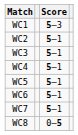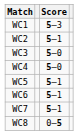(54, 53) 5–1 -> (54, 53) 5–0
(54, 67) 5–1 -> (54, 67) 5–0
